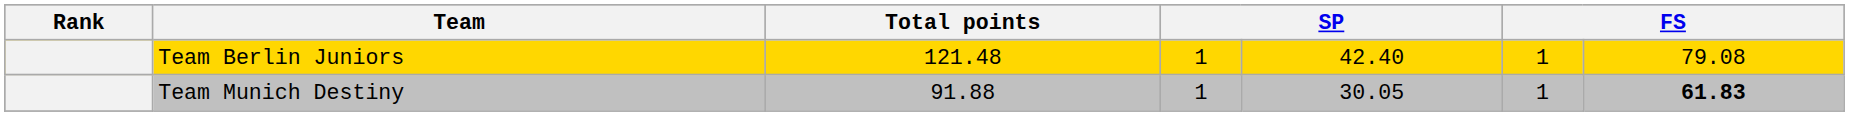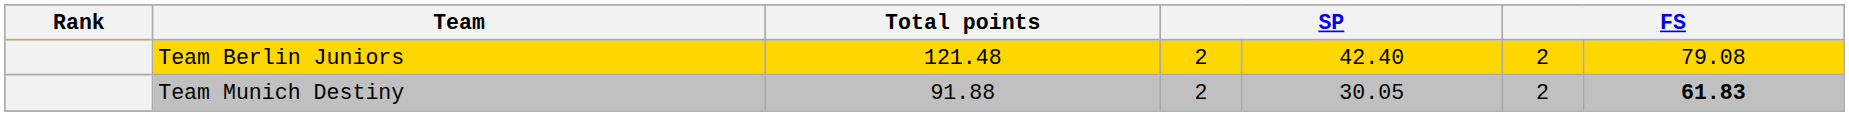(1201, 58) 1 -> (1201, 58) 2
(1542, 58) 1 -> (1542, 58) 2
(1201, 93) 1 -> (1201, 93) 2
(1542, 93) 1 -> (1542, 93) 2
